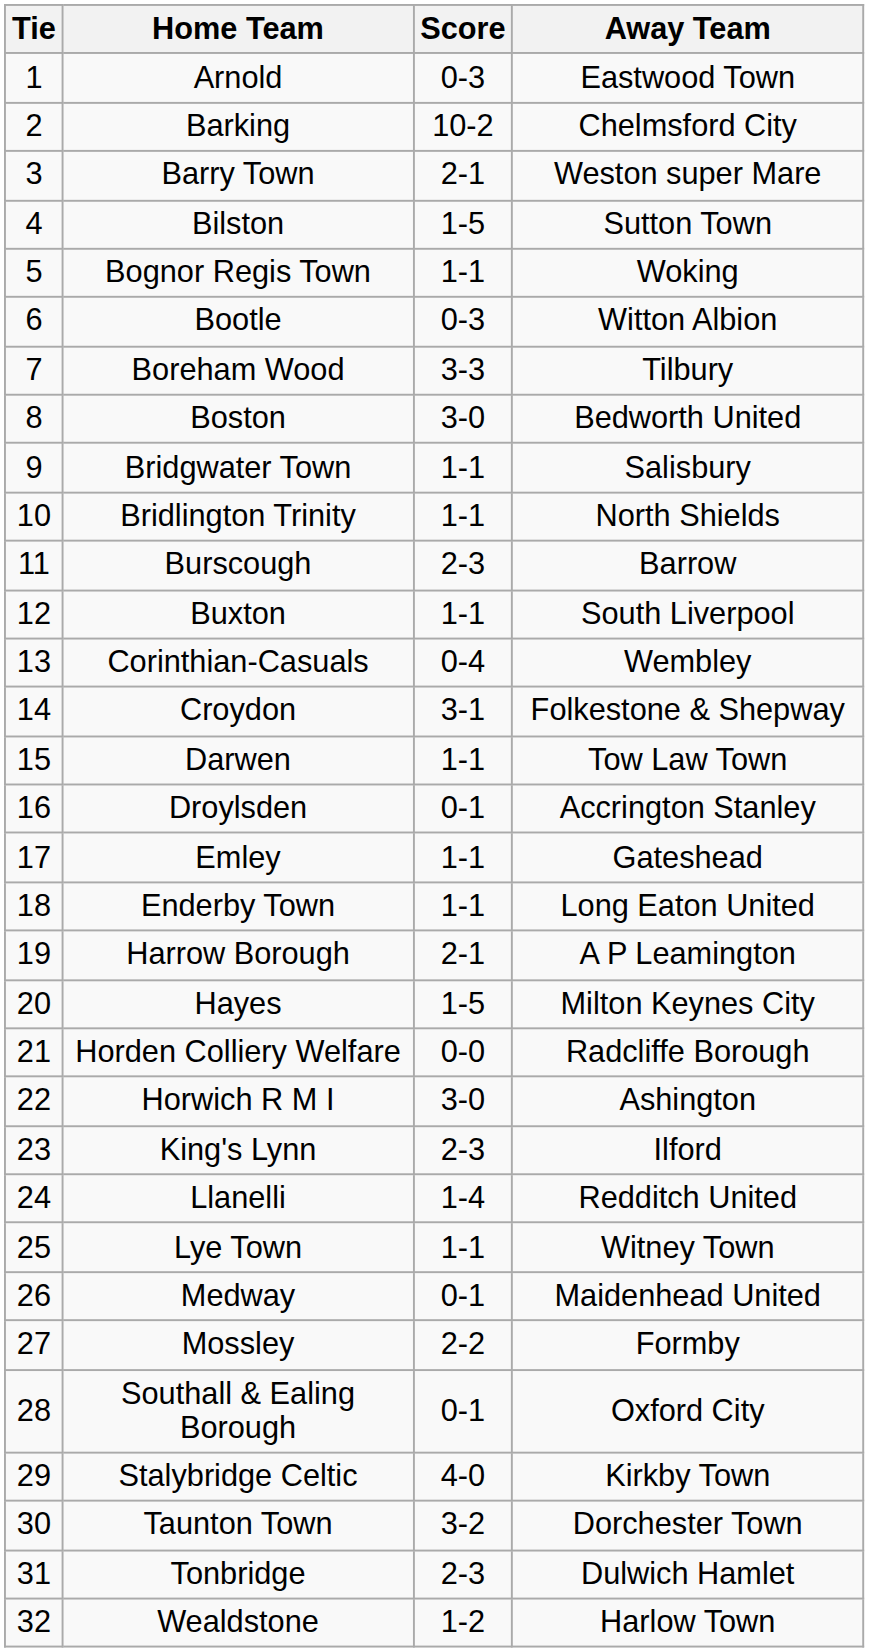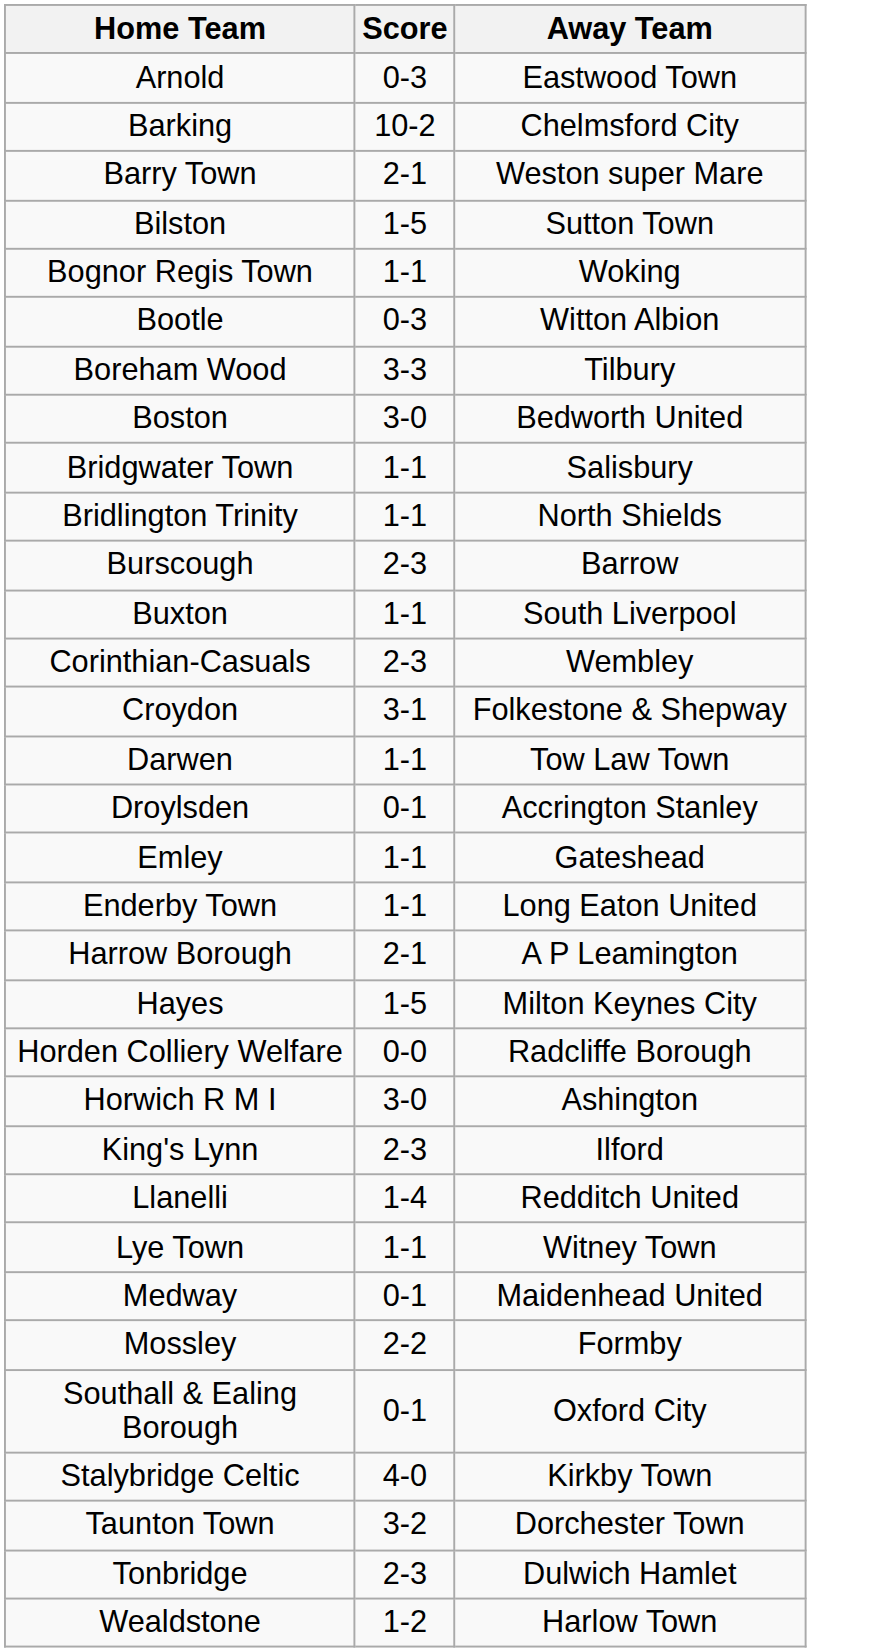- column: (34, 28)
(463, 662) 0-4 -> (405, 662) 2-3
